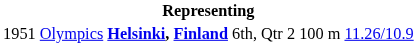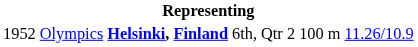(19, 33) 1951 -> (19, 33) 1952
